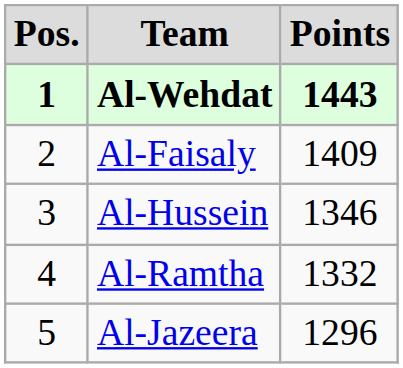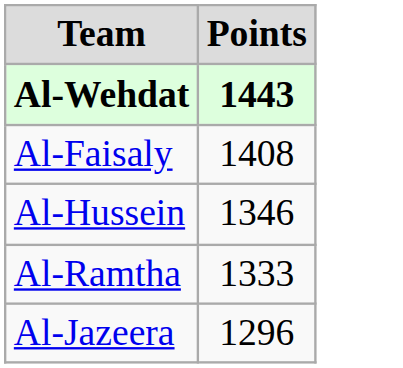- column: (47, 34)
(340, 153) 1409 -> (257, 153) 1408
(340, 272) 1332 -> (257, 272) 1333
